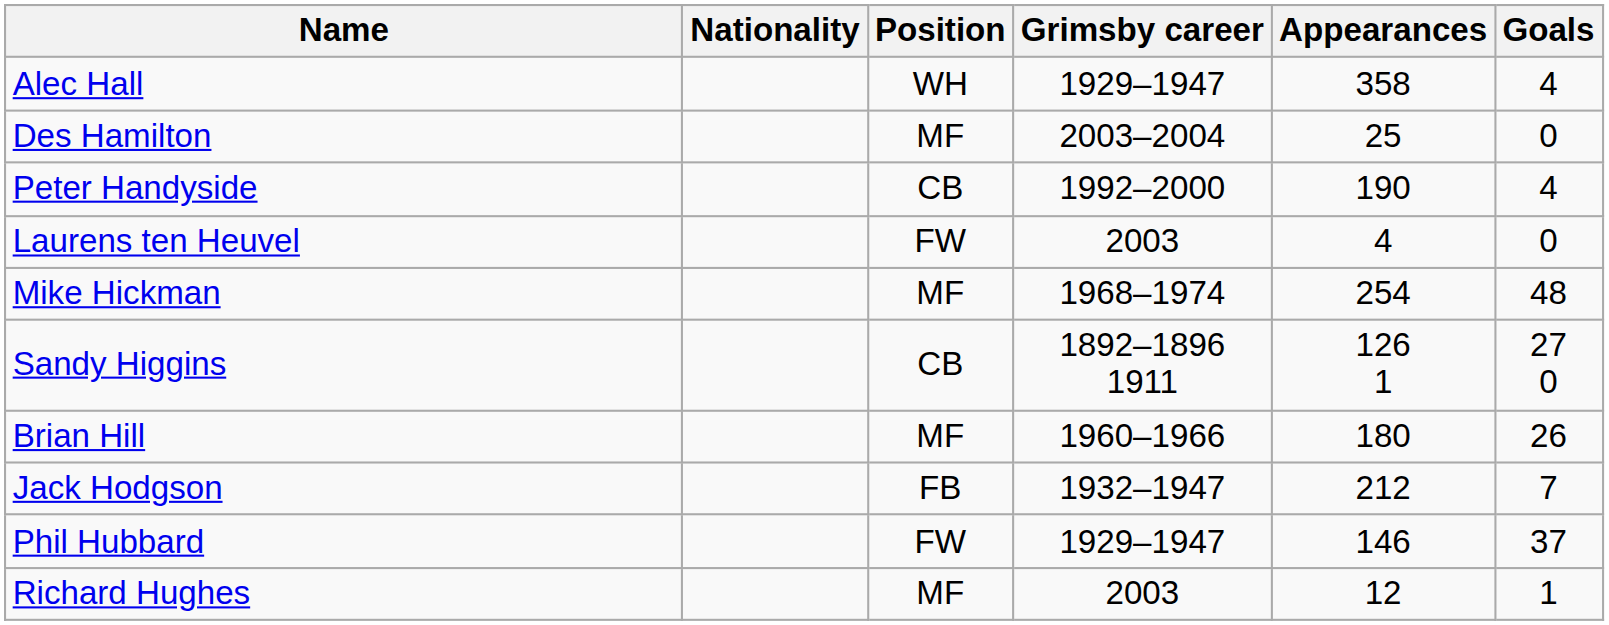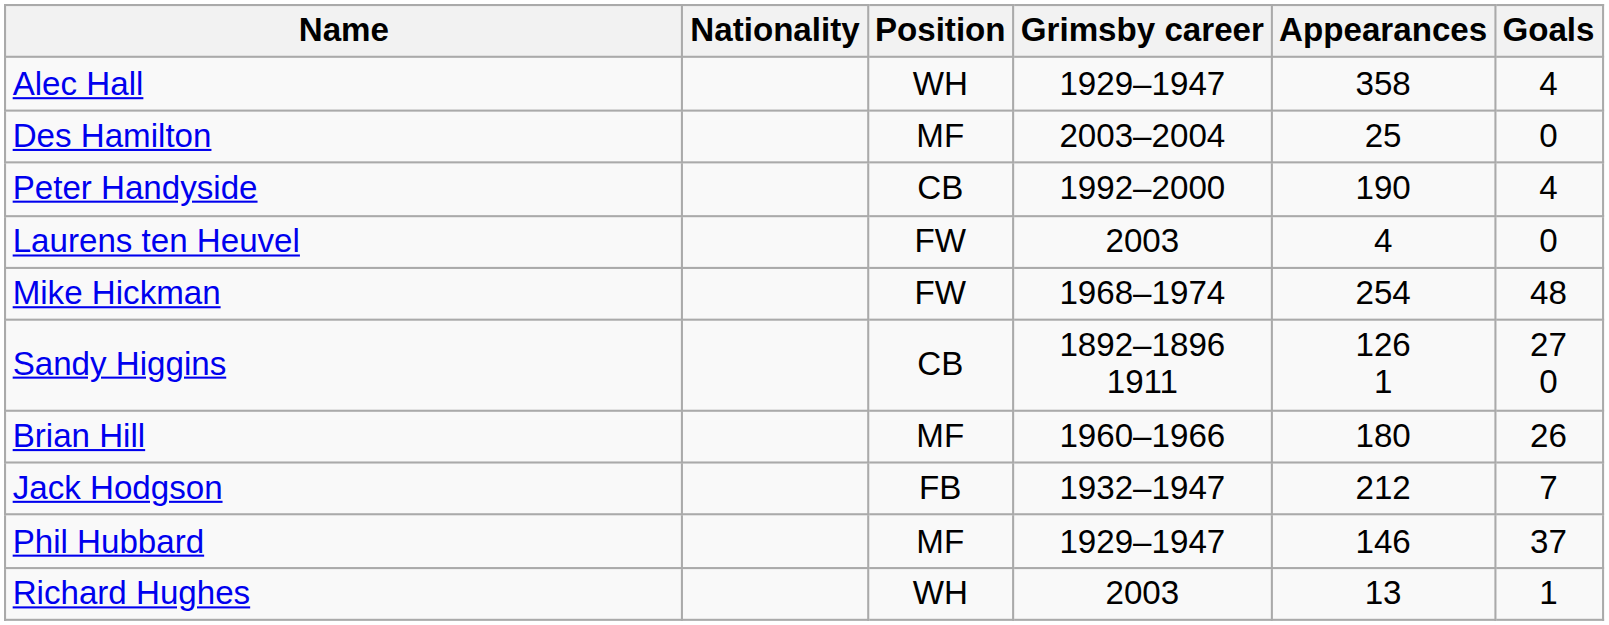(940, 293) MF -> (940, 293) FW
(940, 540) FW -> (940, 540) MF
(940, 593) MF -> (940, 593) WH
(1383, 593) 12 -> (1383, 593) 13
